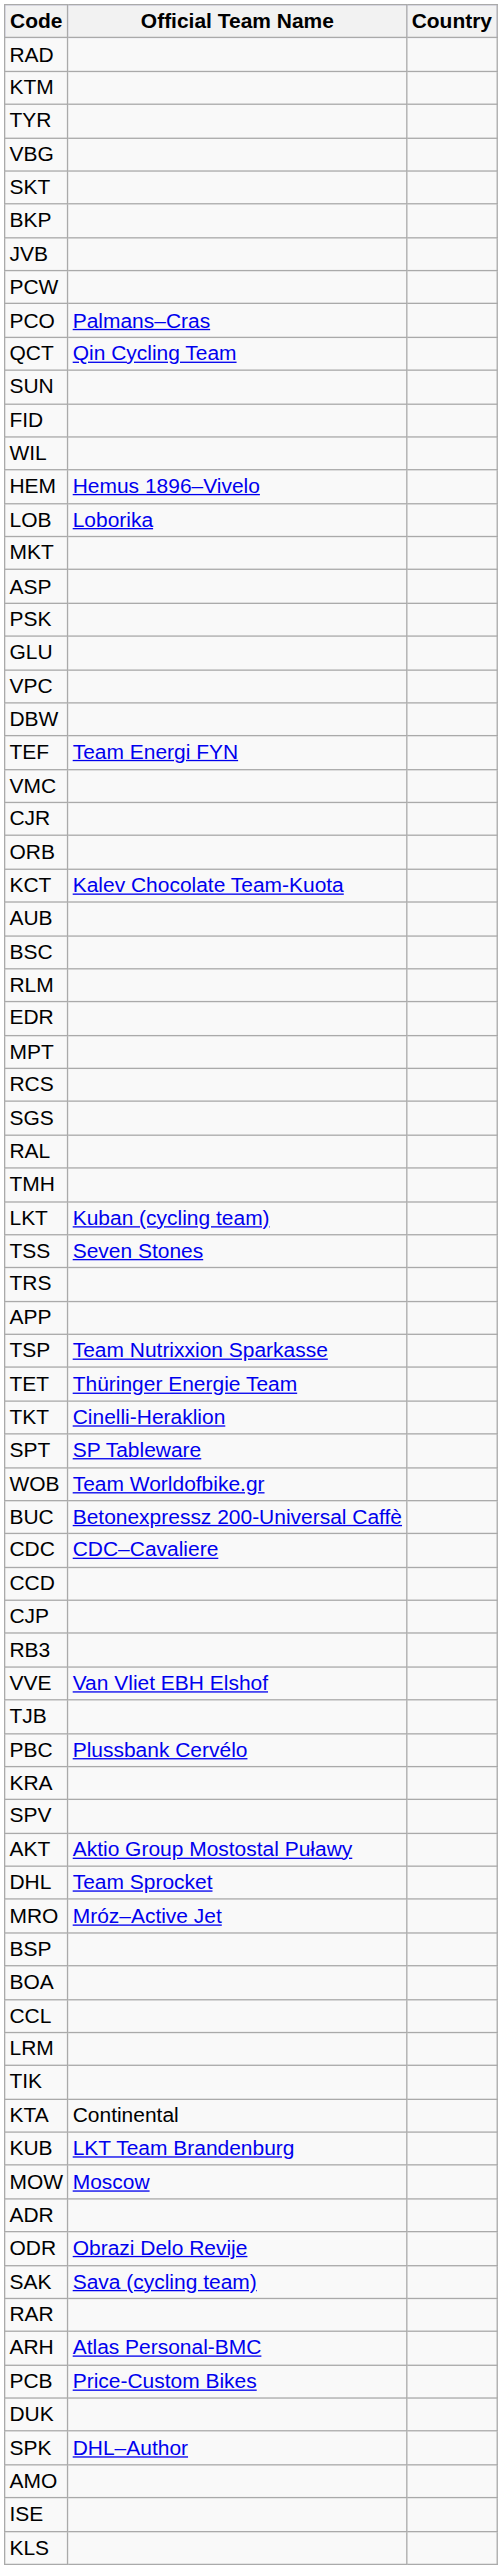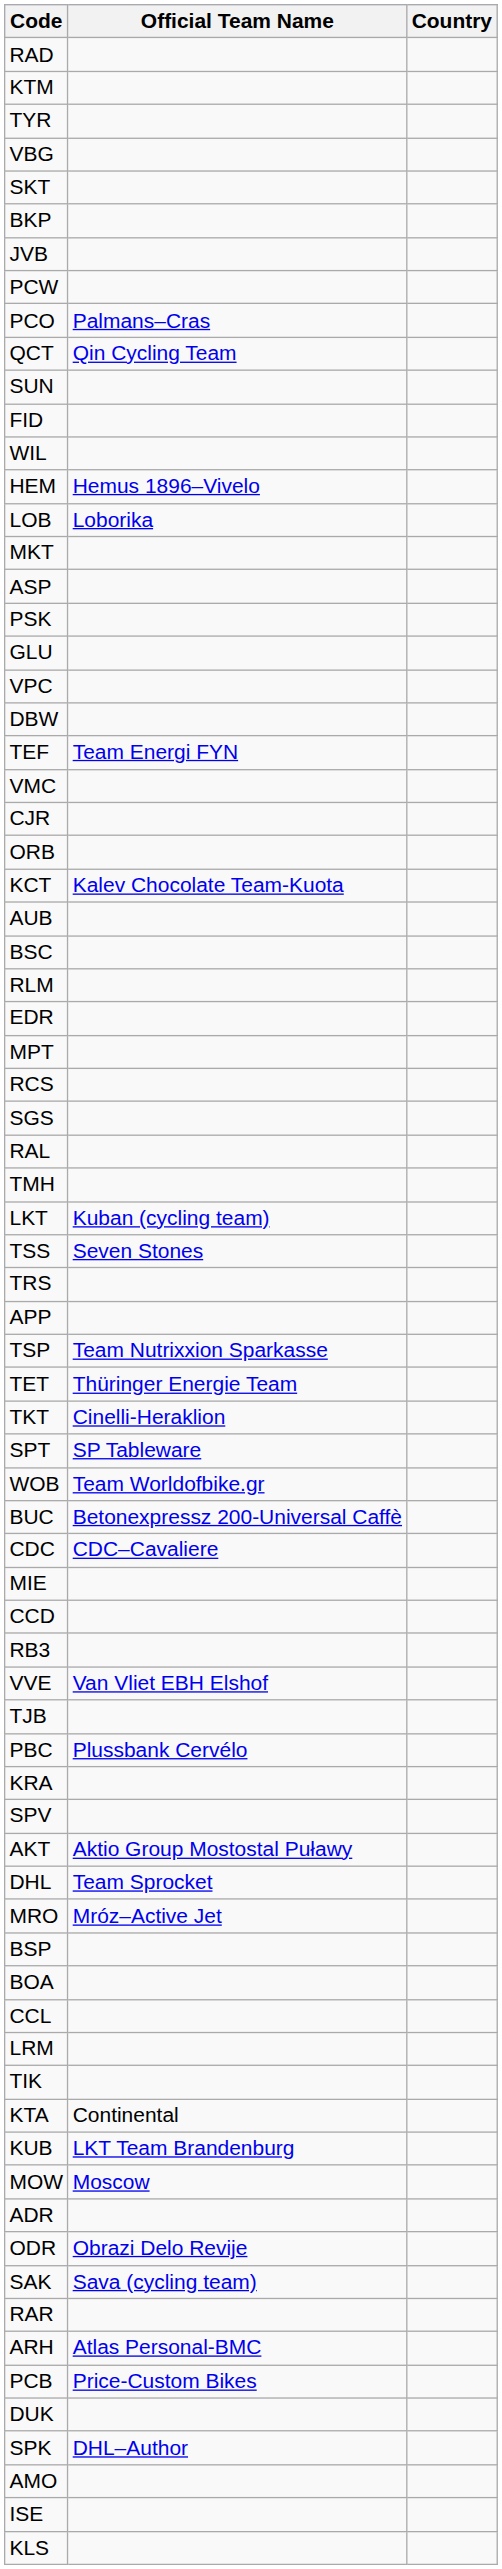+ row: (28, 1583)
- row: (29, 1616)
